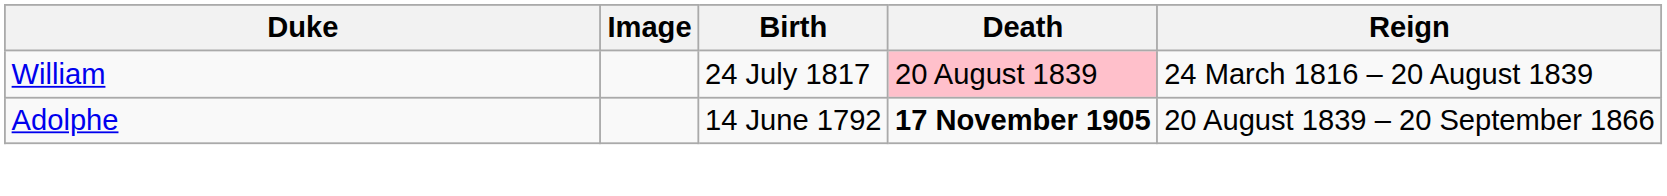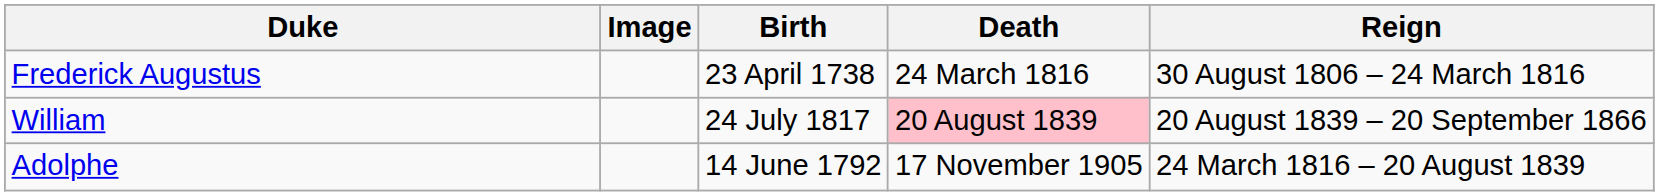+ row: (136, 73)
(1379, 73) 24 March 1816 – 20 August 1839 -> (1401, 119) 20 August 1839 – 20 September 1866
(1023, 119) bold -> (1019, 166) normal
(1409, 119) 20 August 1839 – 20 September 1866 -> (1371, 166) 24 March 1816 – 20 August 1839
